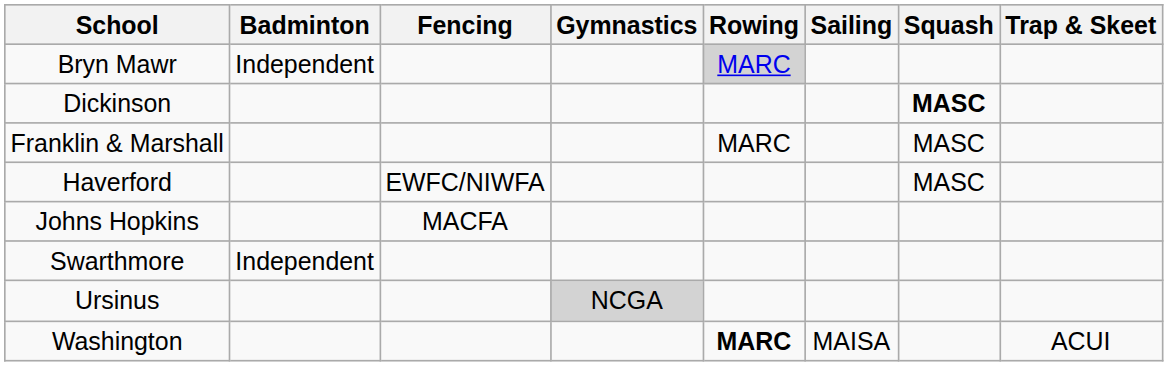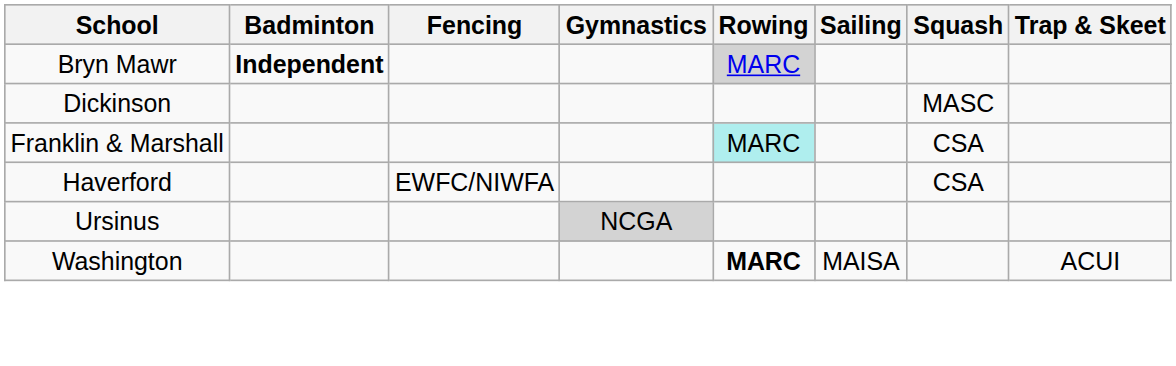(305, 64) normal -> (309, 64) bold
(949, 104) bold -> (958, 104) normal
(754, 143) no background -> (763, 143) paleturquoise background
(949, 143) MASC -> (958, 143) CSA
(949, 183) MASC -> (958, 183) CSA
- row: (117, 222)
- row: (117, 262)
